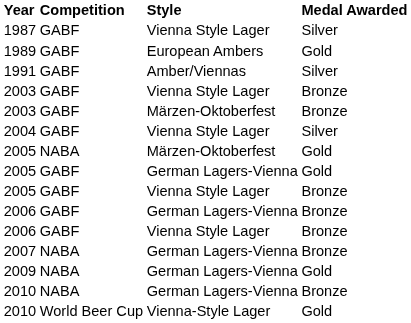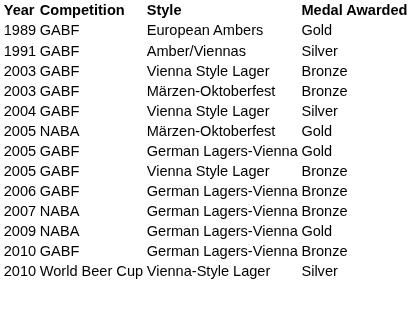- row: (20, 30)
- row: (20, 231)
(60, 291) NABA -> (60, 251) GABF
(317, 311) Gold -> (320, 271) Silver
